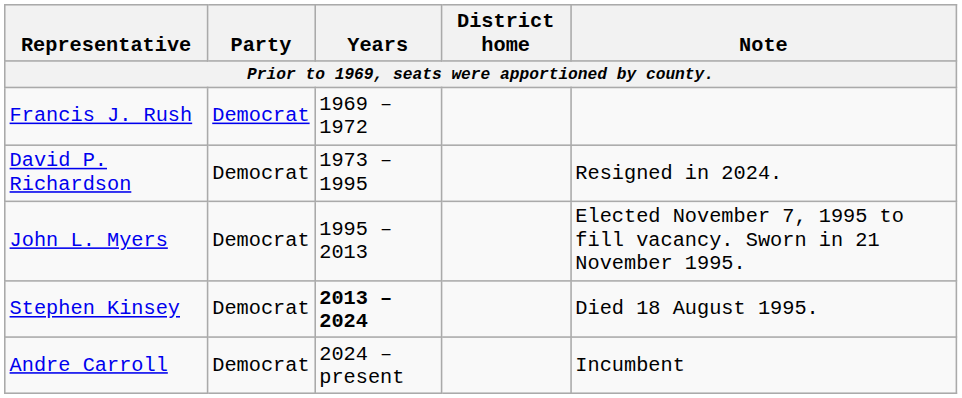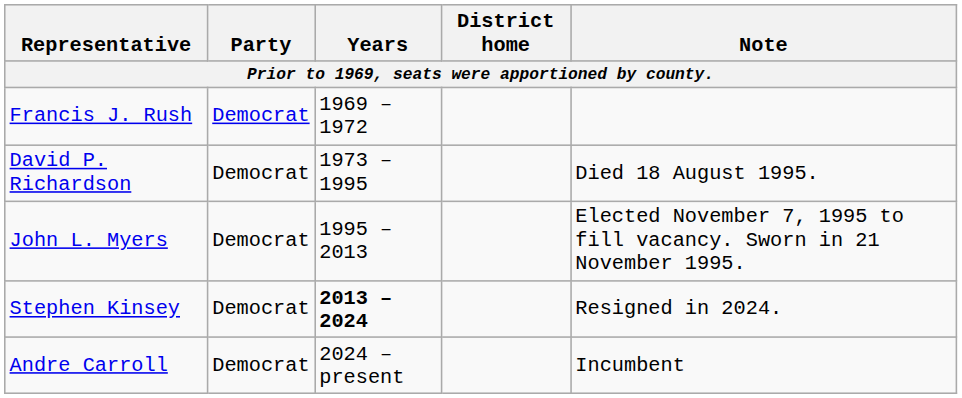(679, 173) Resigned in 2024. -> (697, 173) Died 18 August 1995.
(697, 309) Died 18 August 1995. -> (679, 309) Resigned in 2024.
